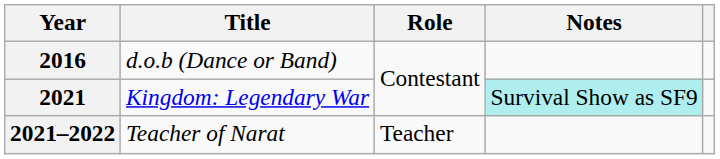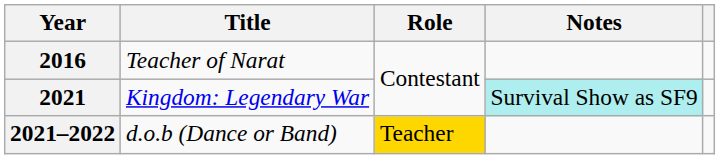(231, 60) d.o.b (Dance or Band) -> (205, 60) Teacher of Narat
(205, 134) Teacher of Narat -> (231, 134) d.o.b (Dance or Band)
(417, 134) no background -> (417, 134) gold background
